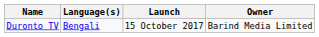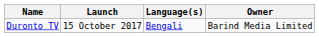columns swapped: (164, 11) <-> (92, 11)
